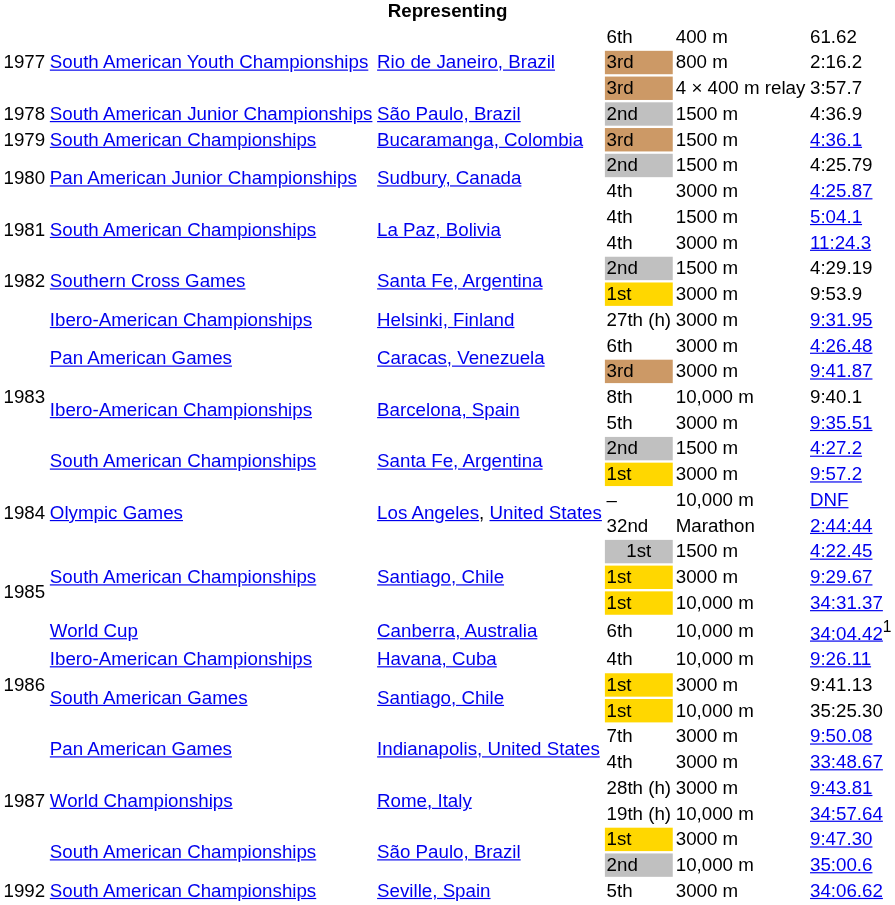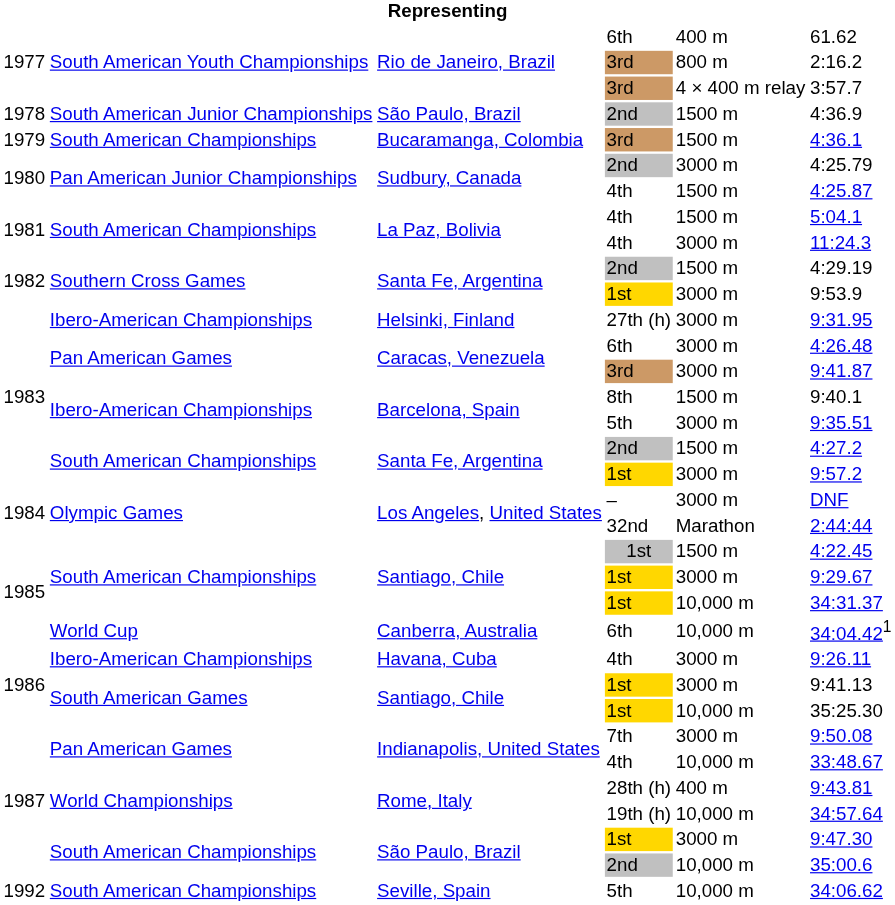(707, 165) 1500 m -> (707, 165) 3000 m
(707, 191) 3000 m -> (707, 191) 1500 m
(715, 397) 10,000 m -> (707, 397) 1500 m
(715, 500) 10,000 m -> (707, 500) 3000 m
(715, 659) 10,000 m -> (707, 659) 3000 m
(707, 762) 3000 m -> (715, 762) 10,000 m
(707, 788) 3000 m -> (702, 788) 400 m
(707, 891) 3000 m -> (715, 891) 10,000 m
